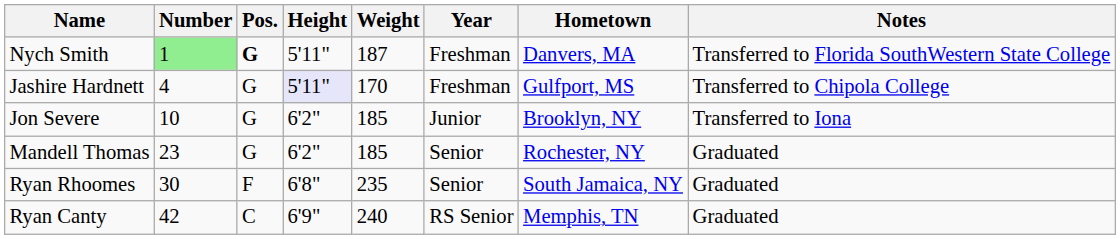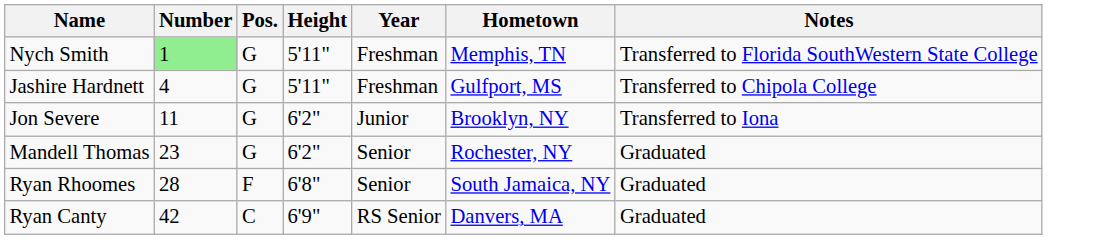- column: (388, 20)
(250, 53) bold -> (249, 53) normal
(579, 53) Danvers, MA -> (508, 53) Memphis, TN
(309, 86) lavender background -> (309, 86) no background
(169, 119) 10 -> (169, 119) 11
(169, 184) 30 -> (169, 184) 28
(581, 217) Memphis, TN -> (507, 217) Danvers, MA
